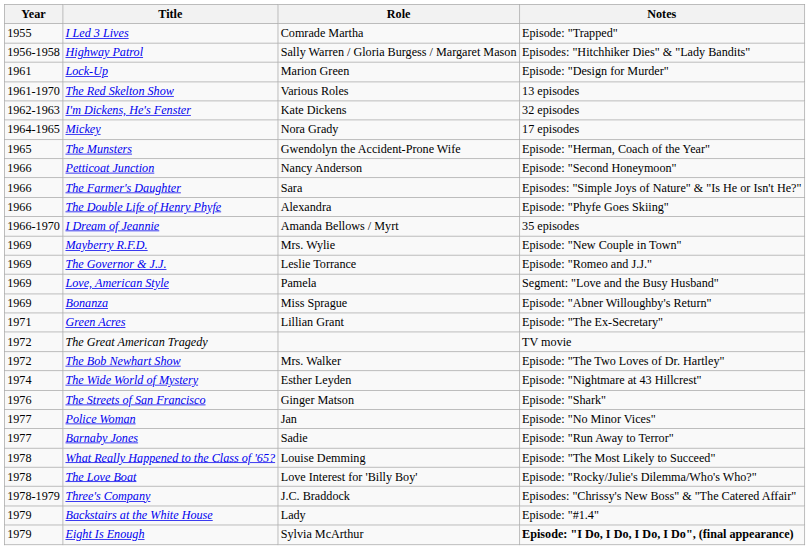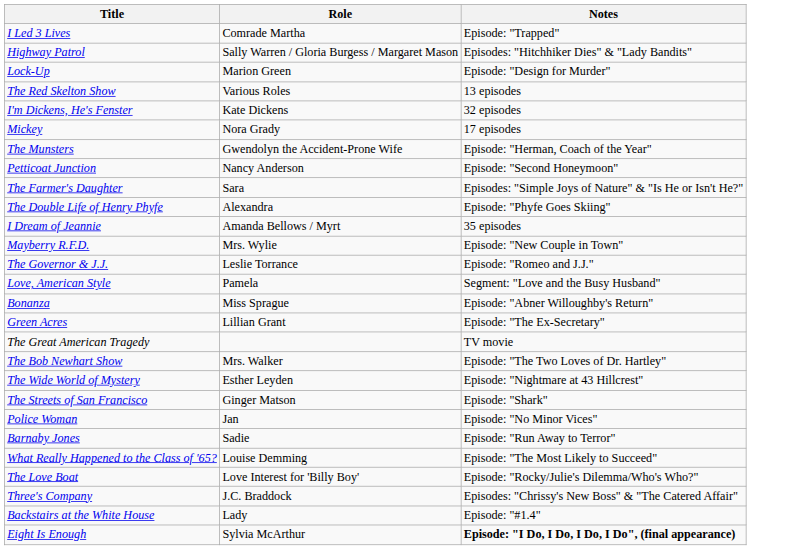- column: (34, 14)
